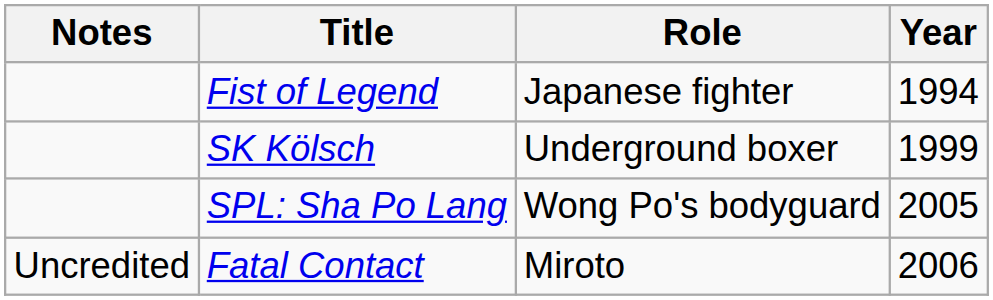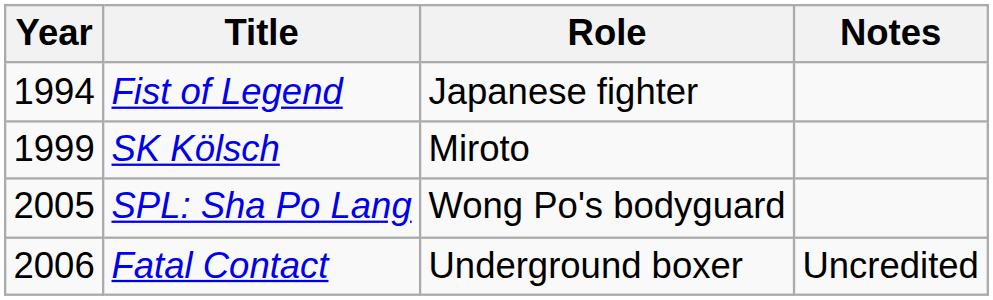columns swapped: (938, 33) <-> (102, 33)
(681, 149) Underground boxer -> (479, 149) Miroto
(574, 264) Miroto -> (586, 264) Underground boxer
